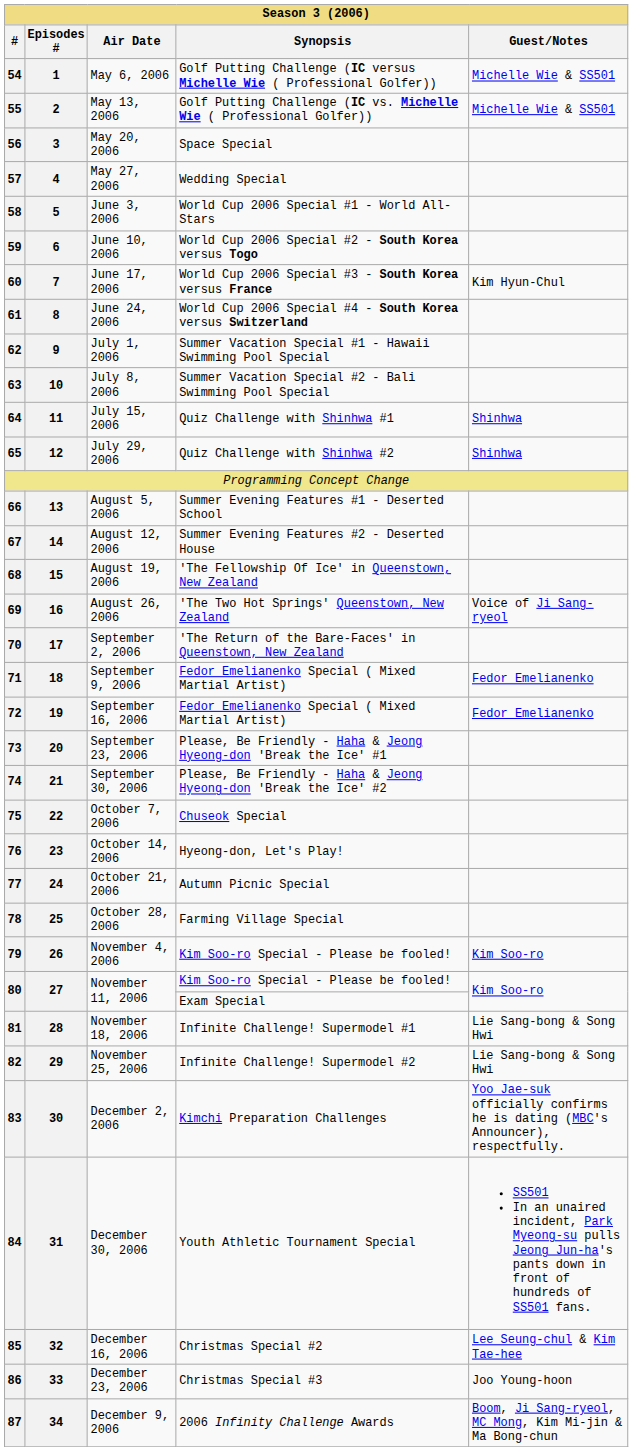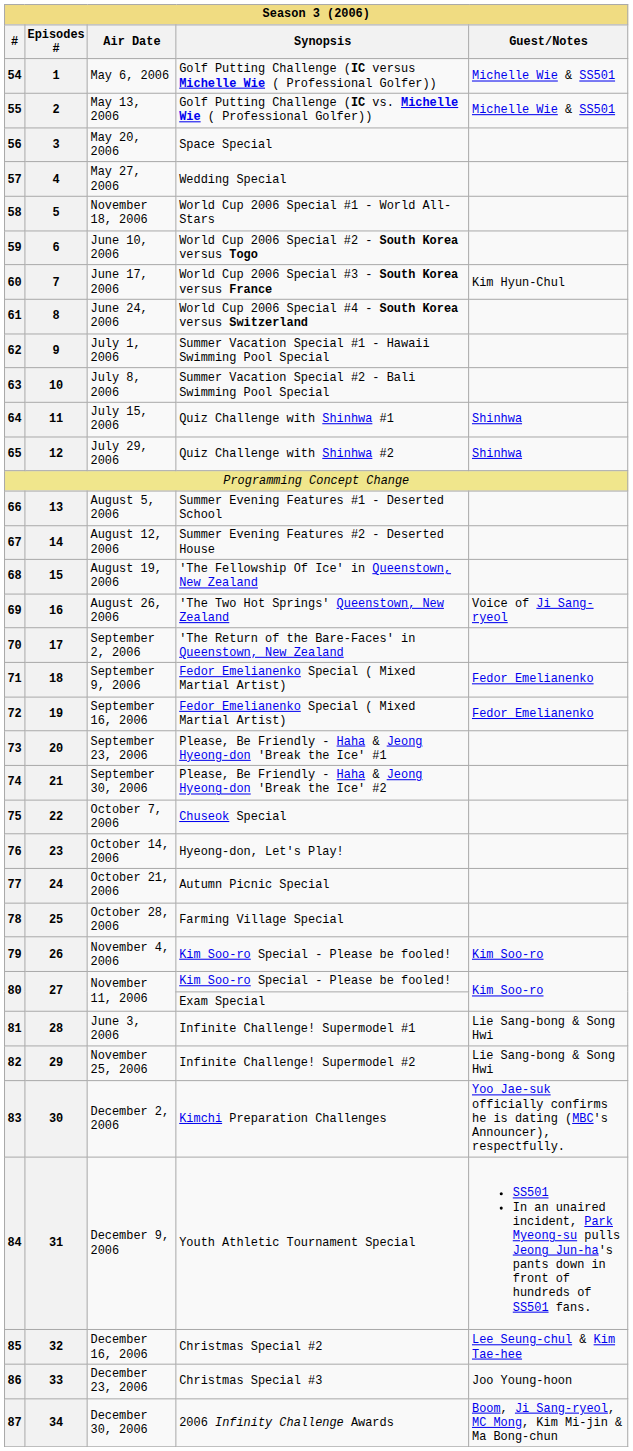(116, 213) June 3, 2006 -> (119, 213) November 18, 2006
(119, 1028) November 18, 2006 -> (116, 1028) June 3, 2006
(119, 1243) December 30, 2006 -> (130, 1243) December 9, 2006
(130, 1422) December 9, 2006 -> (119, 1422) December 30, 2006
